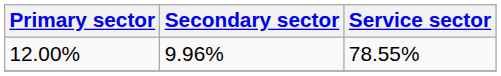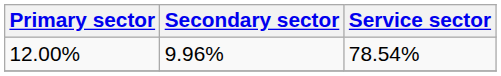(384, 53) 78.55% -> (384, 53) 78.54%
